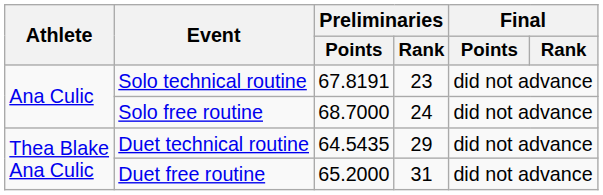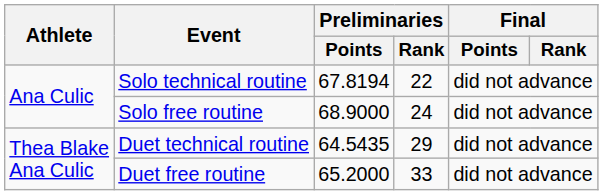(354, 81) 67.8191 -> (354, 81) 67.8194
(421, 81) 23 -> (421, 81) 22
(354, 112) 68.7000 -> (354, 112) 68.9000
(421, 175) 31 -> (421, 175) 33
